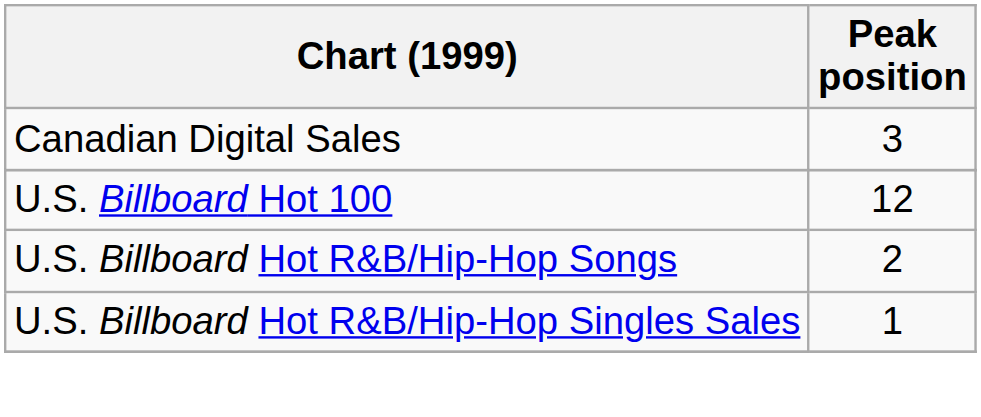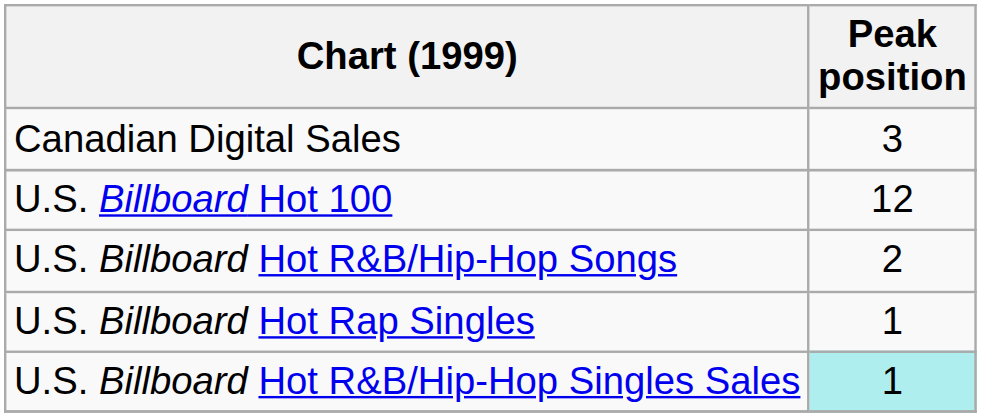+ row: (274, 320)
(892, 320) no background -> (892, 381) paleturquoise background
